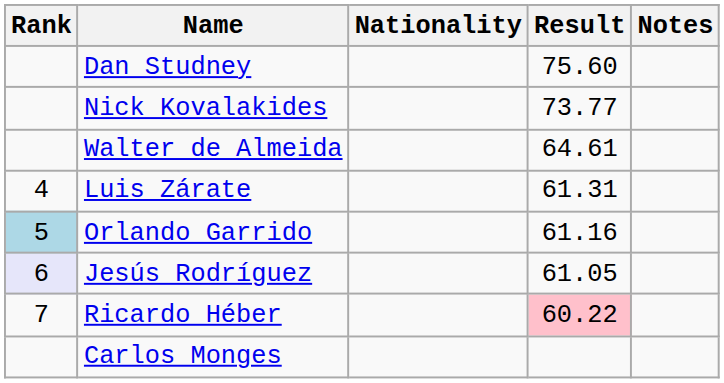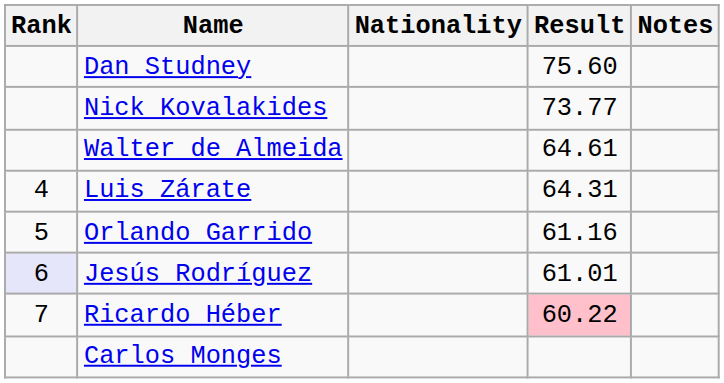(580, 191) 61.31 -> (580, 191) 64.31
(41, 232) lightblue background -> (41, 232) no background
(580, 274) 61.05 -> (580, 274) 61.01
